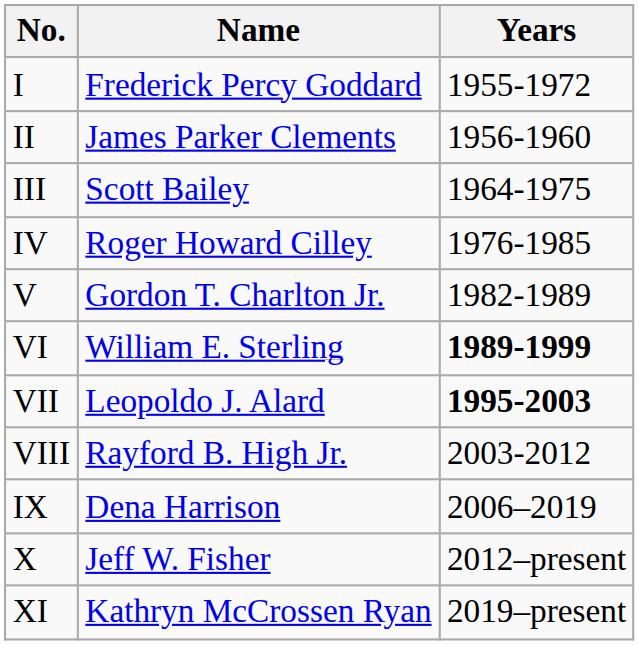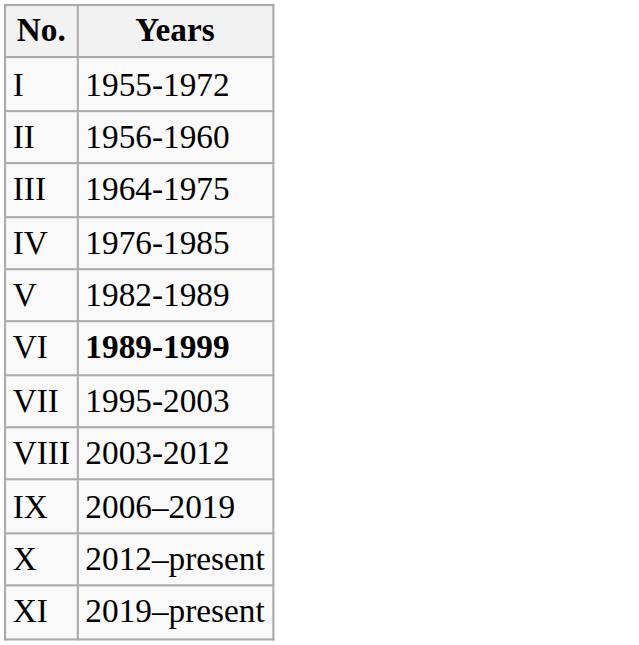- column: (258, 30)
(519, 400) bold -> (157, 400) normal
